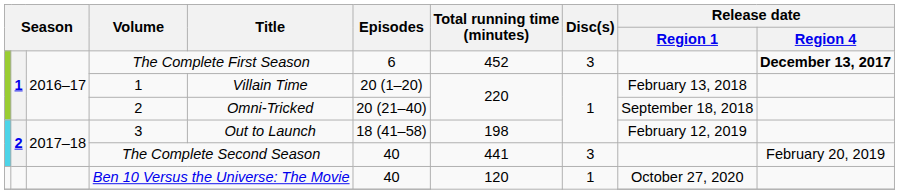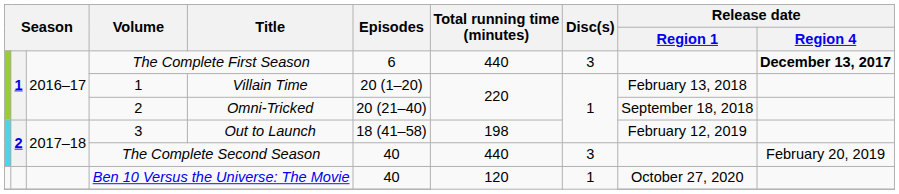(496, 62) 452 -> (496, 62) 440
(496, 154) 441 -> (496, 154) 440
